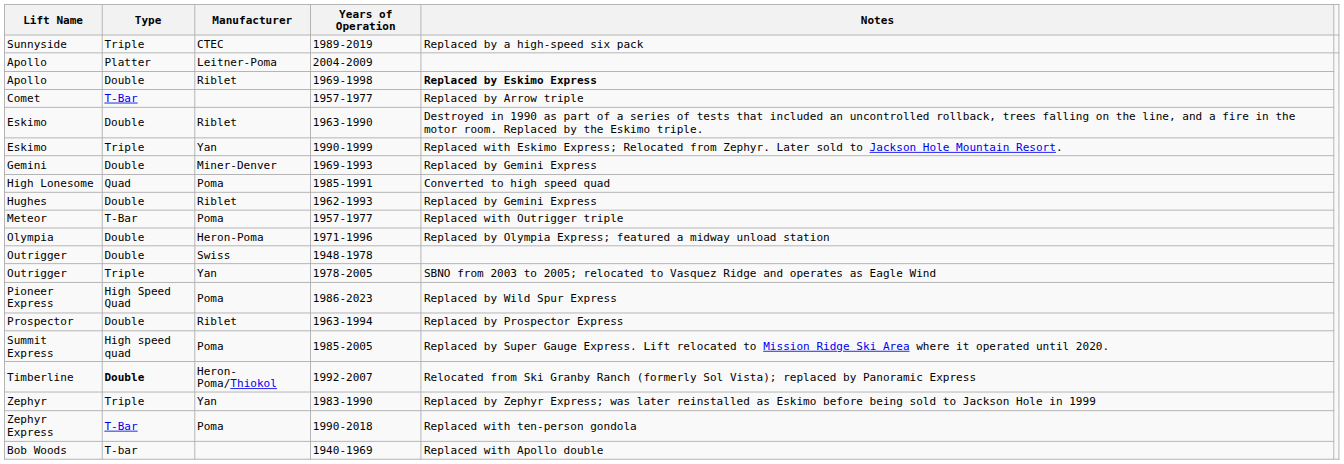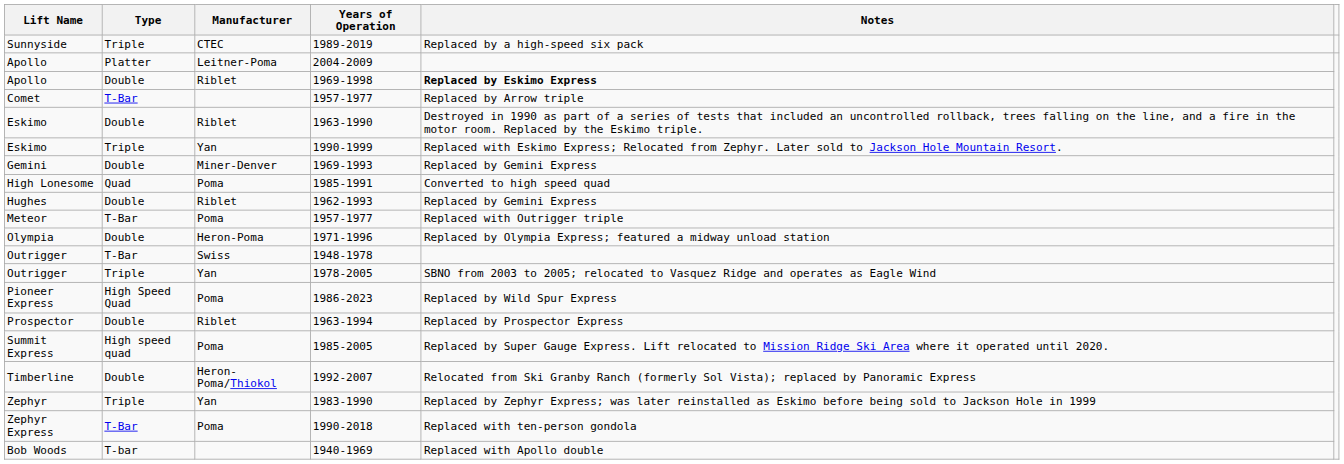(124, 255) Double -> (121, 255) T-Bar
(124, 377) bold -> (124, 377) normal
